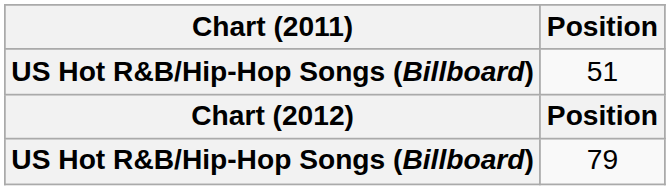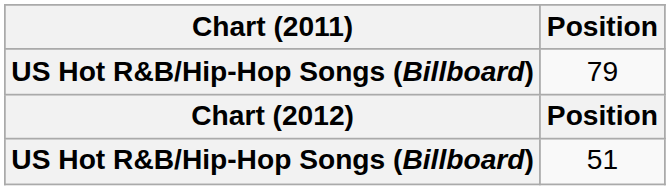rows swapped: (602, 160) <-> (602, 71)
